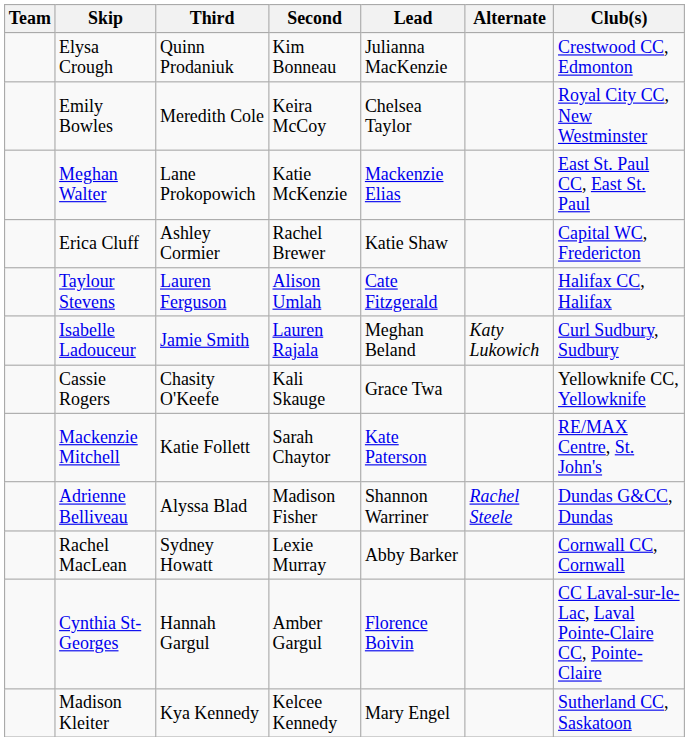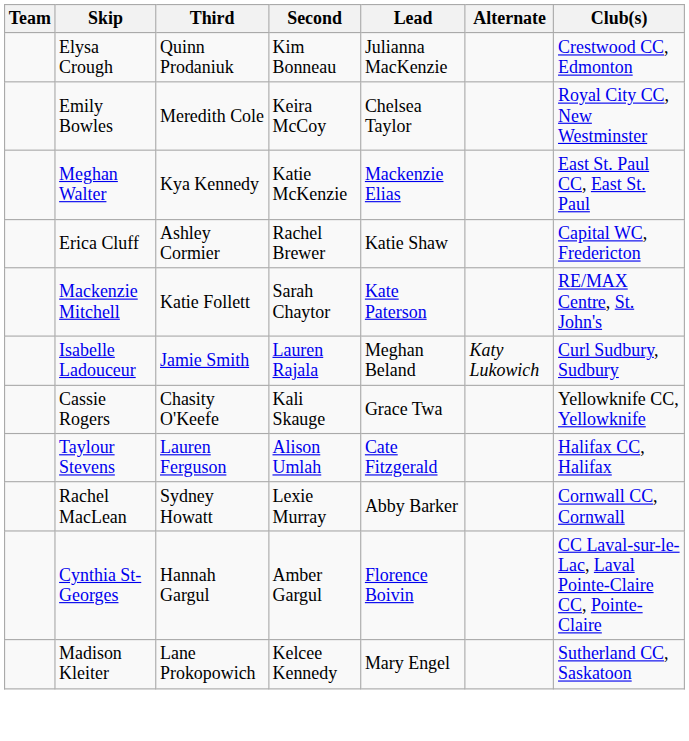(208, 184) Lane Prokopowich -> (210, 184) Kya Kennedy
rows swapped: (98, 447) <-> (87, 291)
- row: (93, 506)
(210, 712) Kya Kennedy -> (208, 663) Lane Prokopowich
